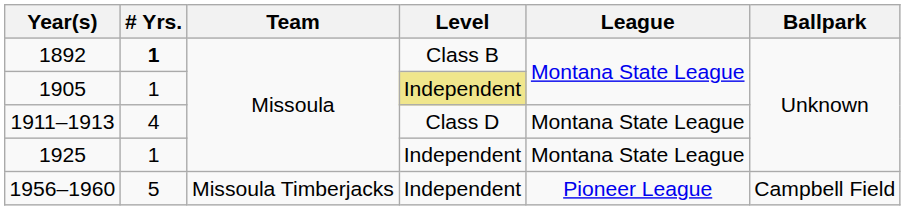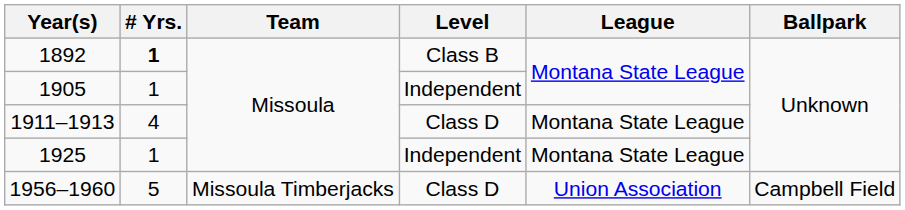(462, 88) khaki background -> (462, 88) no background
(462, 189) Independent -> (462, 189) Class D
(638, 189) Pioneer League -> (638, 189) Union Association
